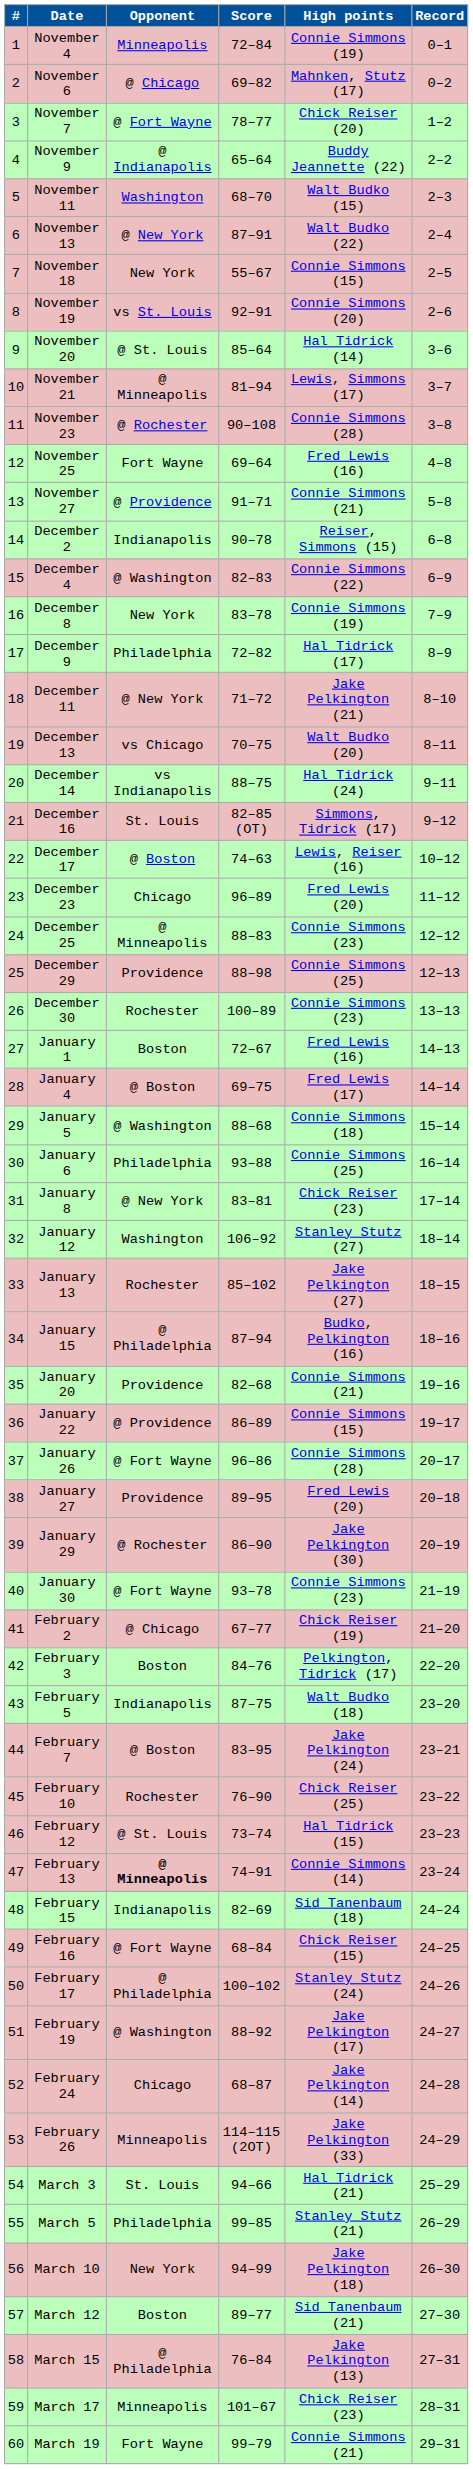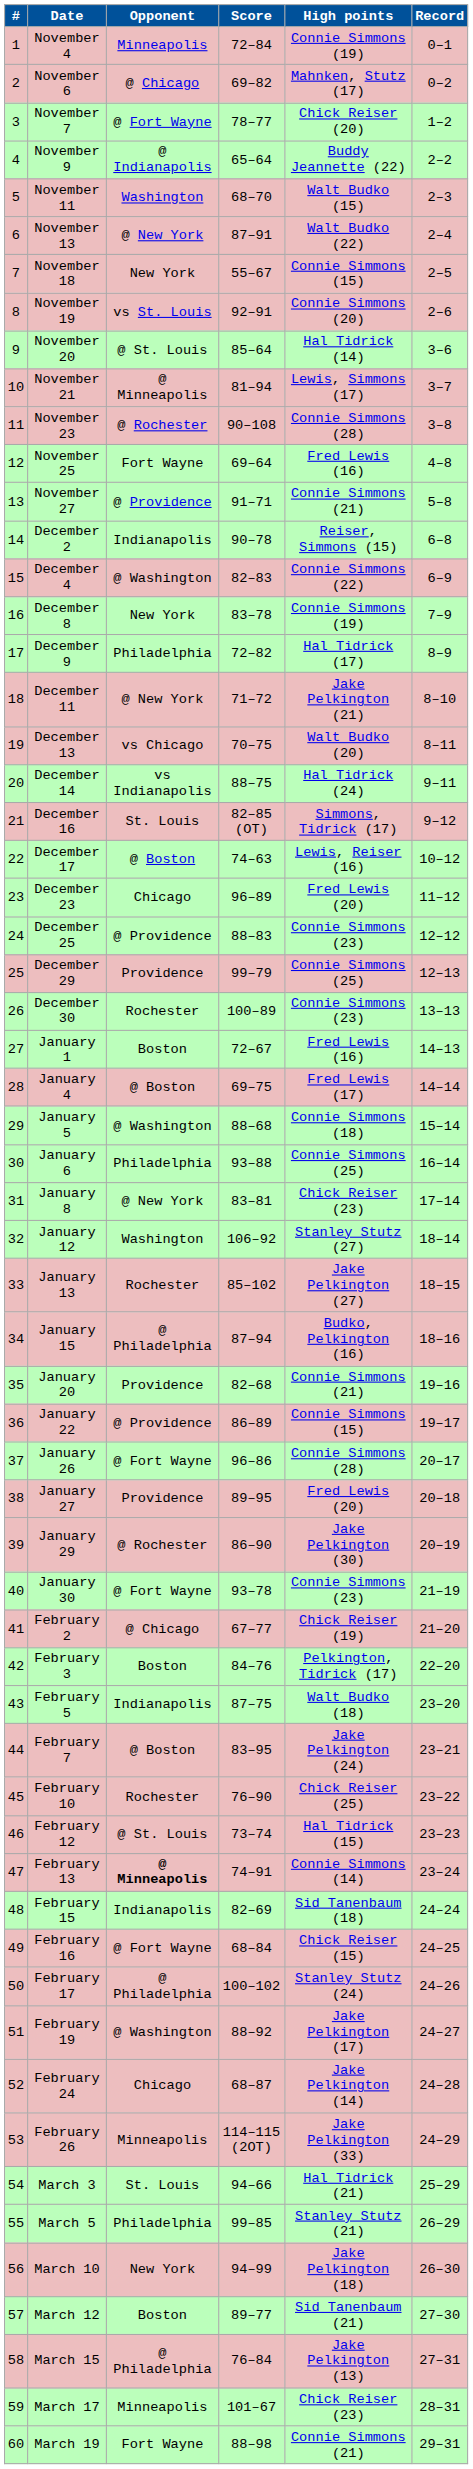(162, 935) @ Minneapolis -> (162, 935) @ Providence
(252, 973) 88–98 -> (252, 973) 99–79
(252, 2445) 99–79 -> (252, 2445) 88–98
